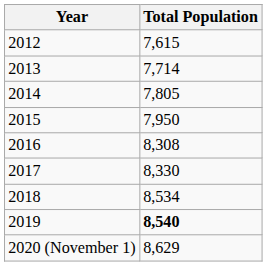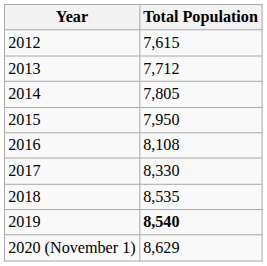(161, 68) 7,714 -> (161, 68) 7,712
(161, 145) 8,308 -> (161, 145) 8,108
(161, 196) 8,534 -> (161, 196) 8,535
